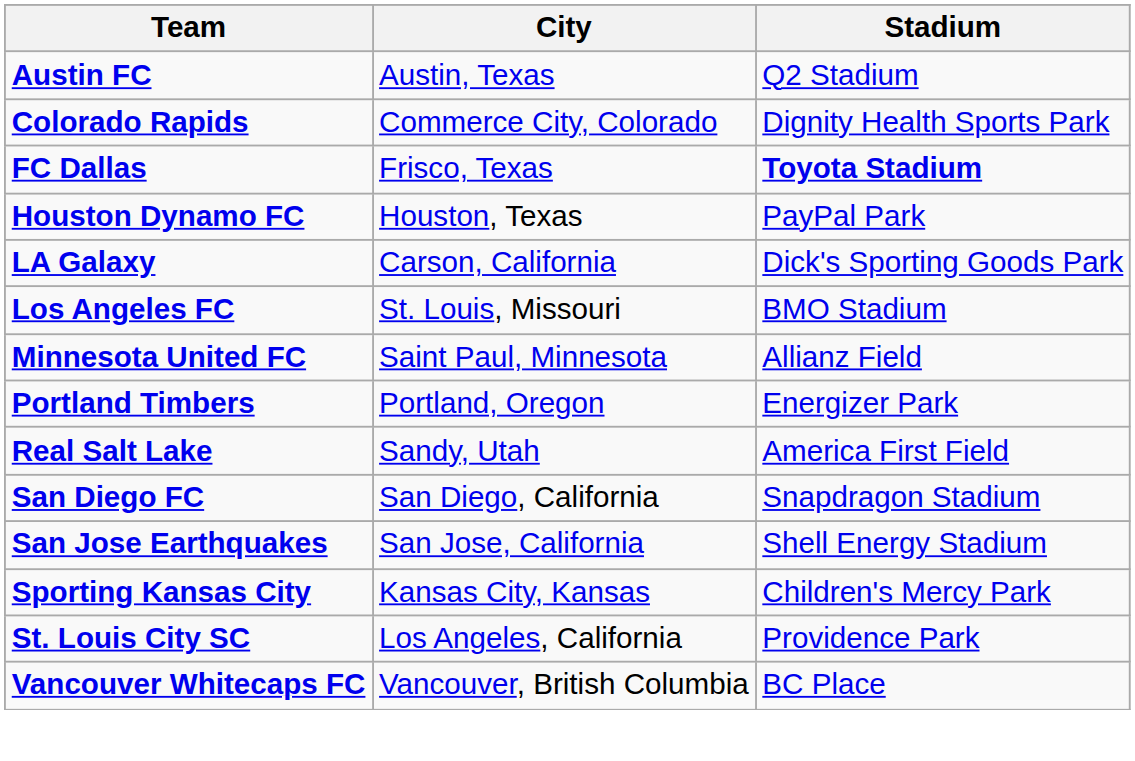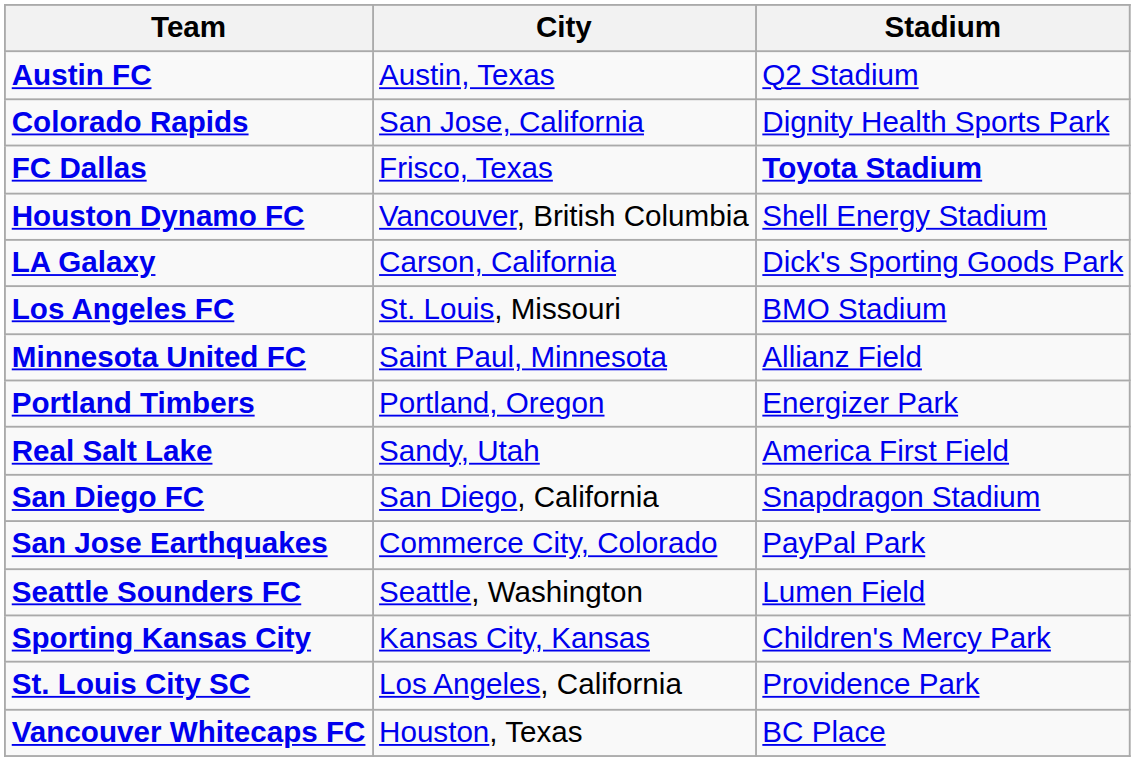(548, 121) Commerce City, Colorado -> (512, 121) San Jose, California
(481, 215) Houston, Texas -> (564, 215) Vancouver, British Columbia
(844, 215) PayPal Park -> (905, 215) Shell Energy Stadium
(512, 544) San Jose, California -> (548, 544) Commerce City, Colorado
(905, 544) Shell Energy Stadium -> (844, 544) PayPal Park
+ row: (156, 591)
(564, 685) Vancouver, British Columbia -> (481, 732) Houston, Texas
